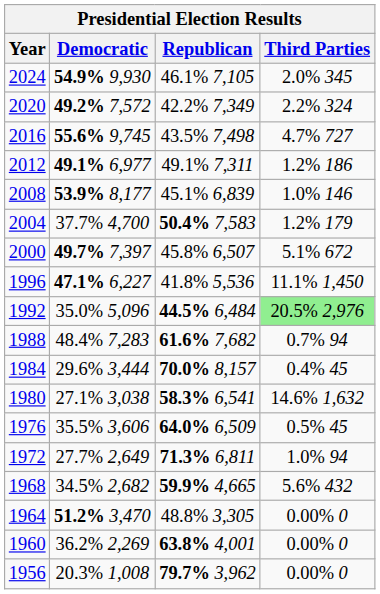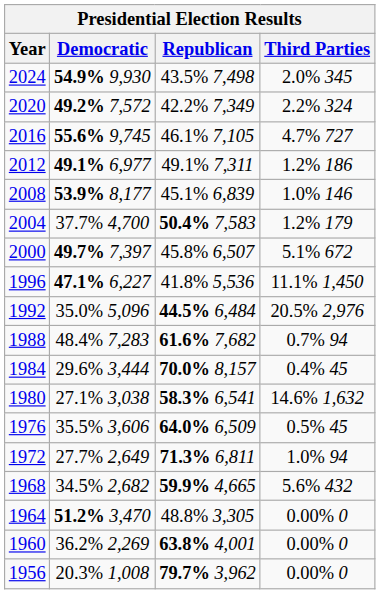(207, 77) 46.1% 7,105 -> (207, 77) 43.5% 7,498
(207, 135) 43.5% 7,498 -> (207, 135) 46.1% 7,105
(317, 310) lightgreen background -> (317, 310) no background
